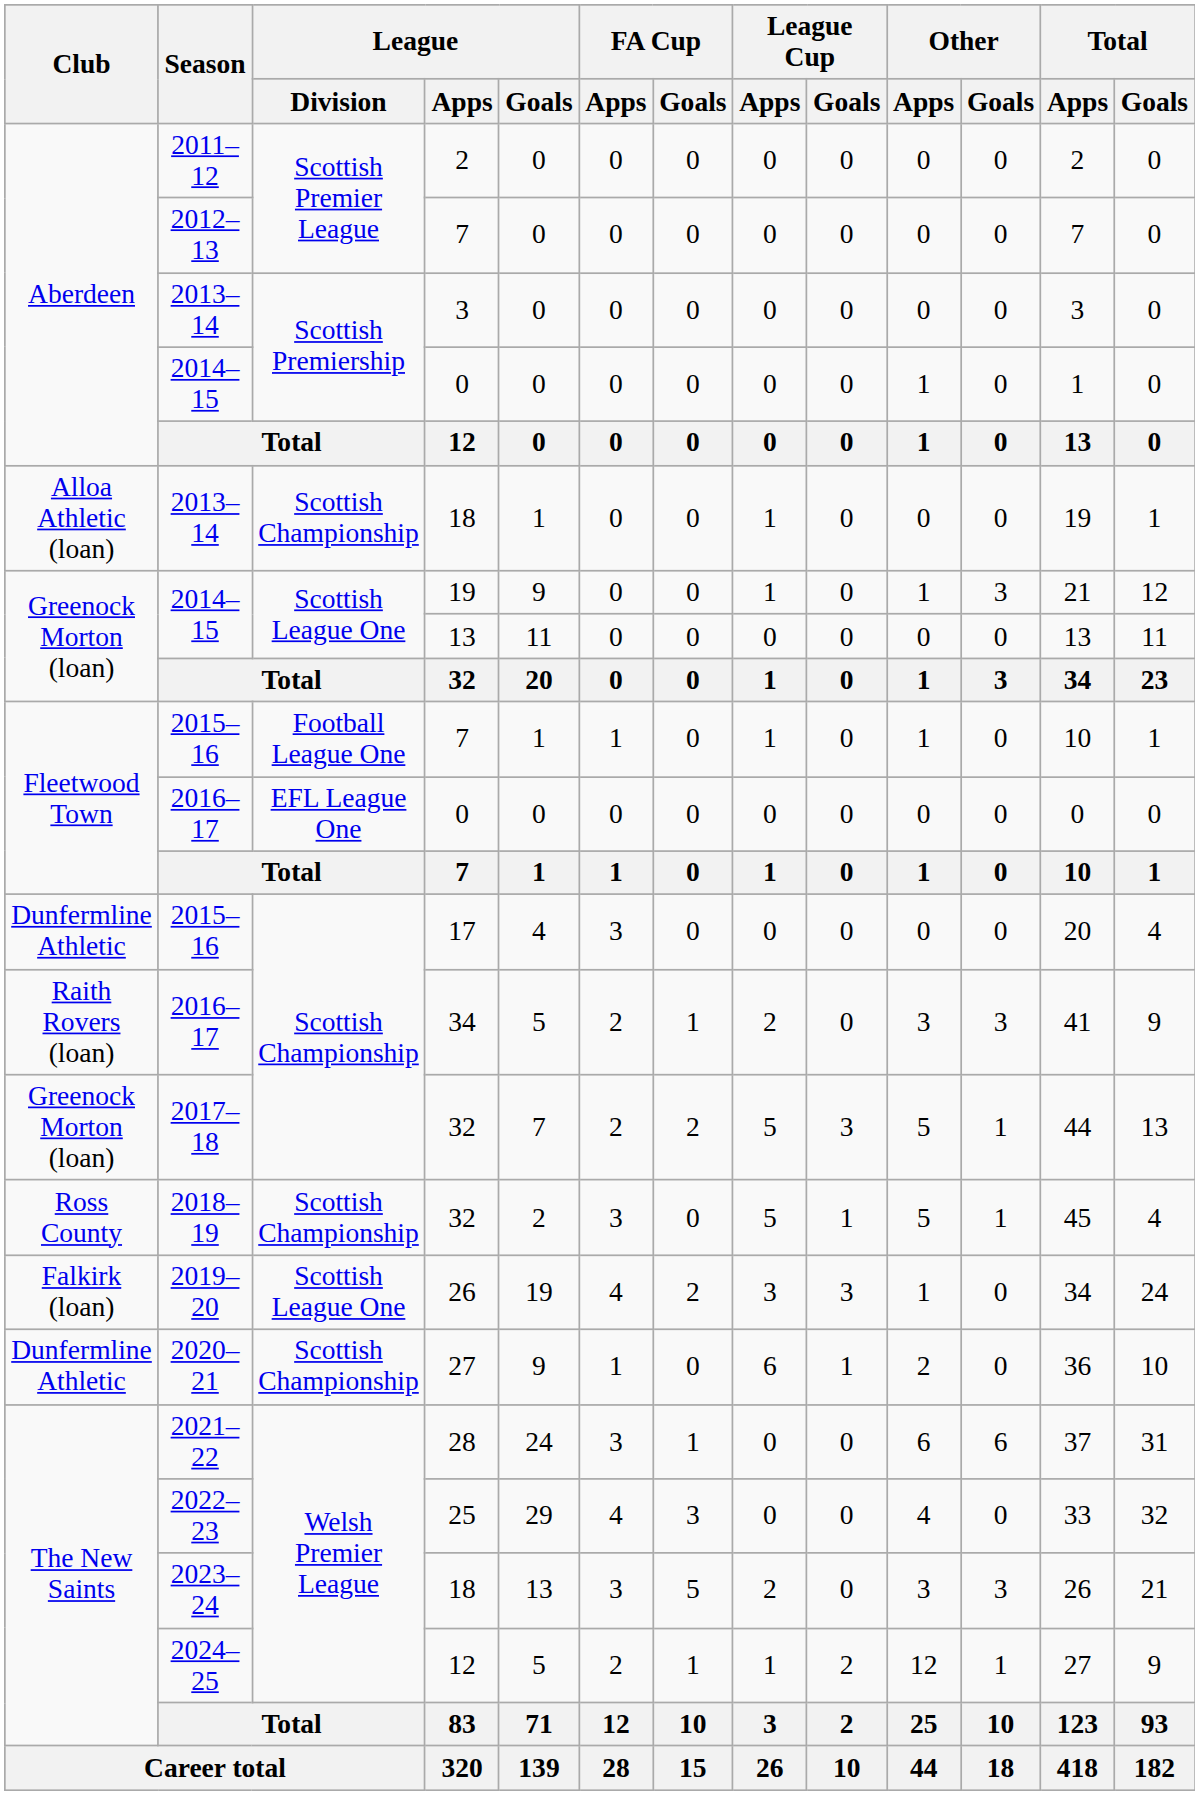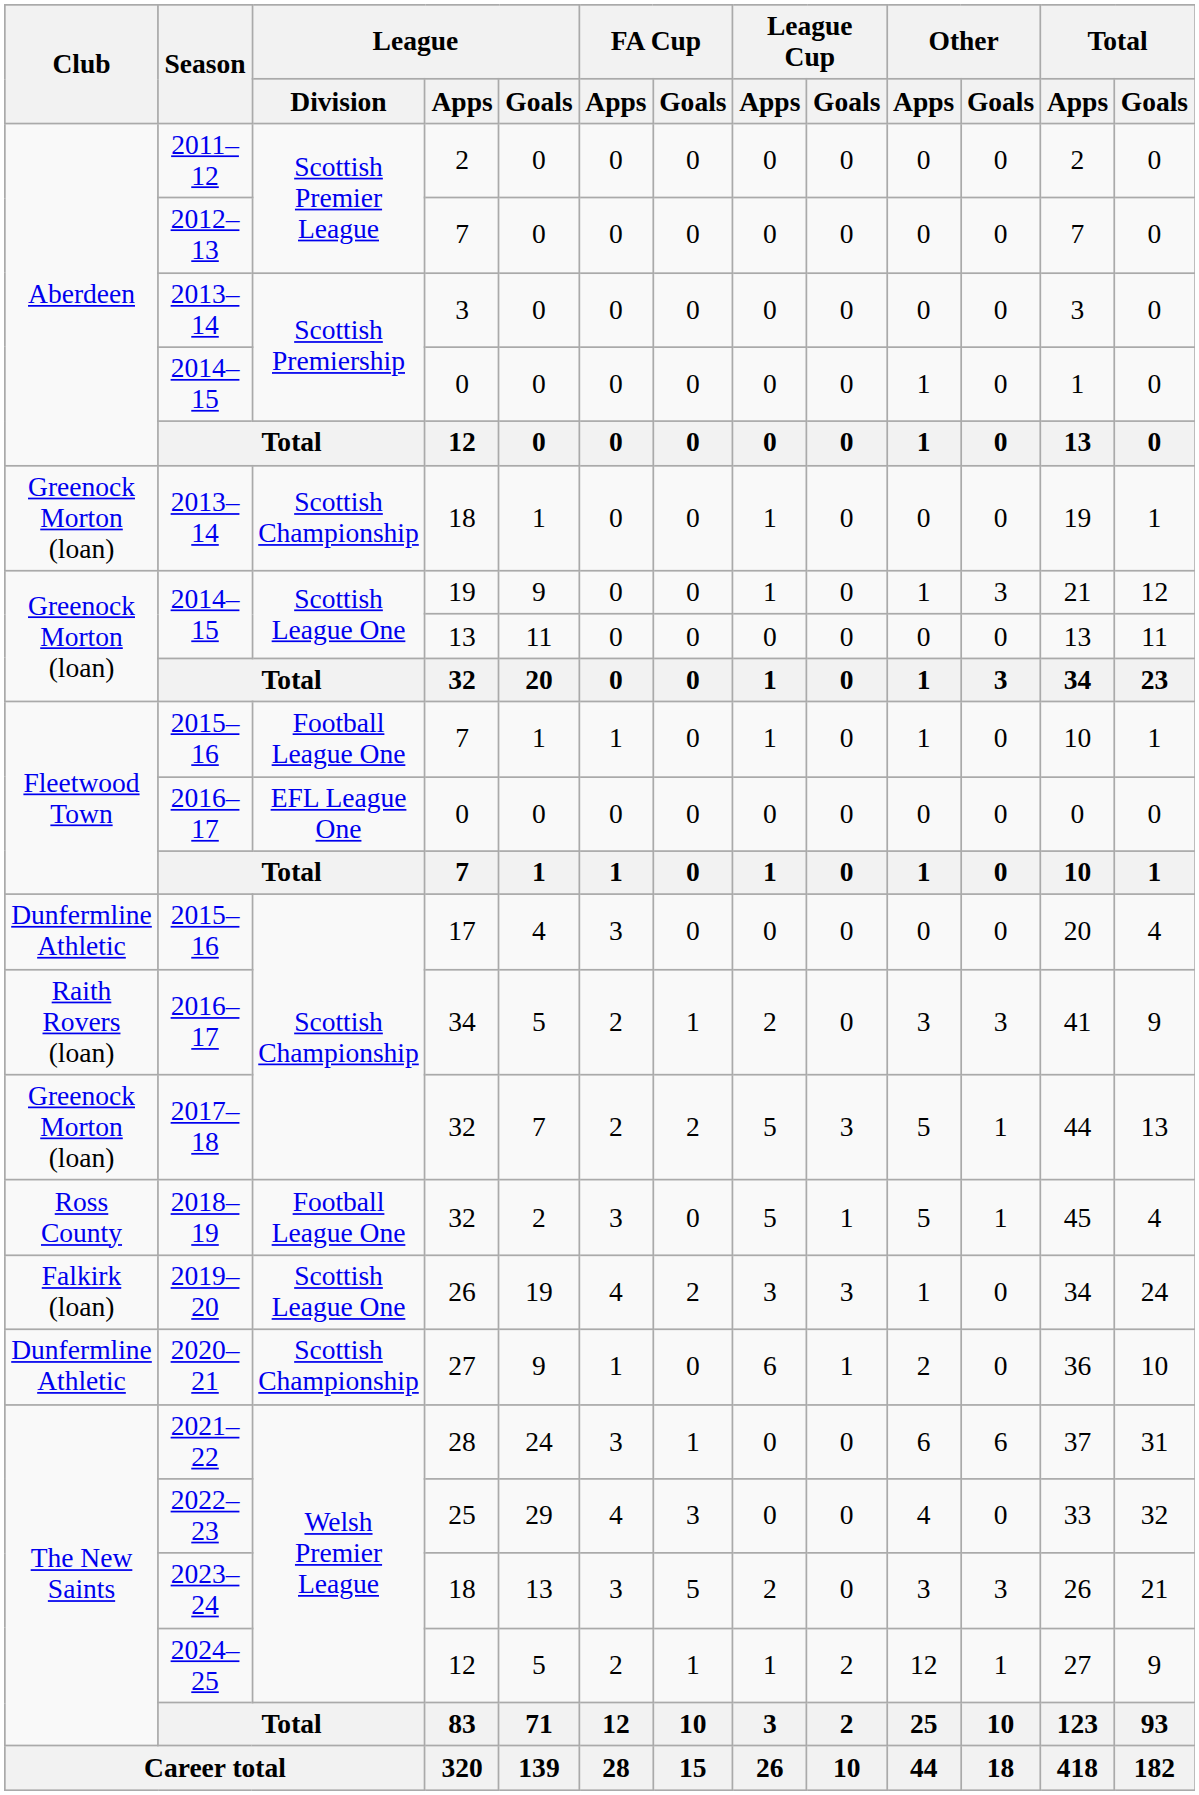(81, 517) Alloa Athletic (loan) -> (82, 517) Greenock Morton (loan)
(339, 1217) Scottish Championship -> (338, 1217) Football League One
